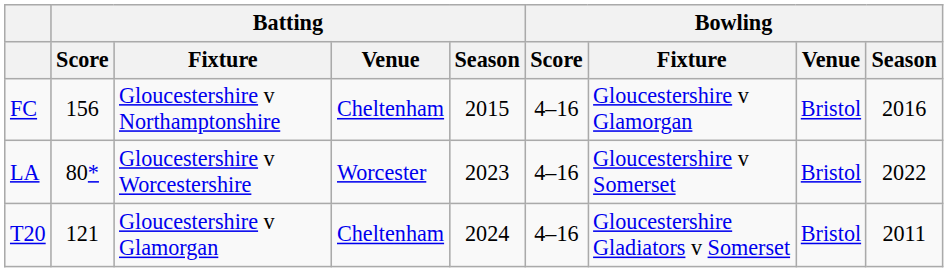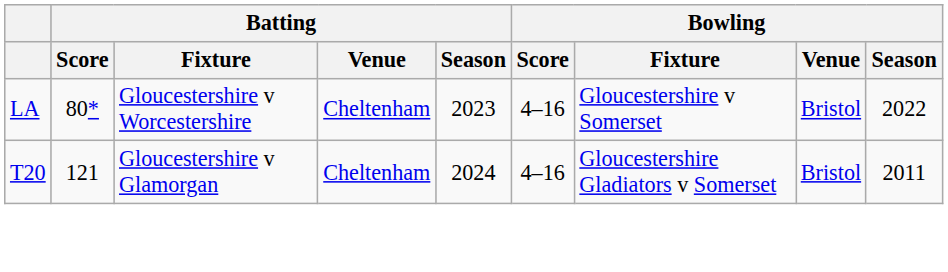- row: (24, 109)
(382, 172) Worcester -> (377, 109) Cheltenham
